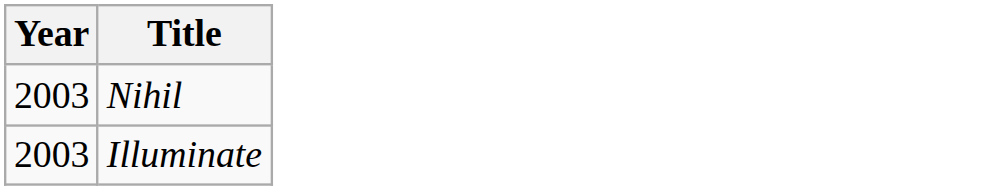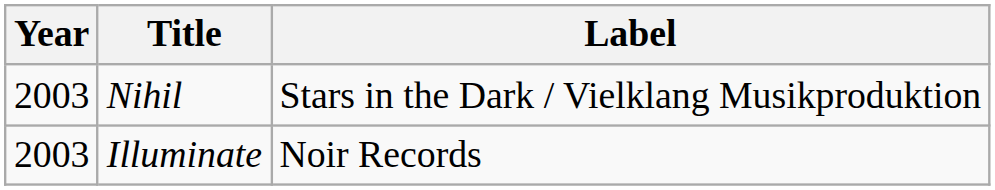+ column: (630, 34)
